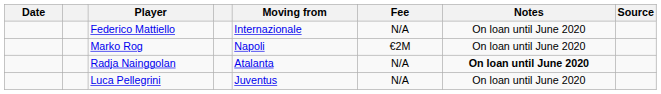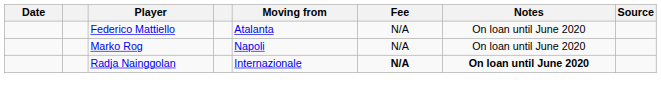(268, 30) Internazionale -> (254, 30) Atalanta
(400, 47) €2M -> (400, 47) N/A
(254, 64) Atalanta -> (268, 64) Internazionale
(400, 64) normal -> (400, 64) bold
- row: (126, 81)
